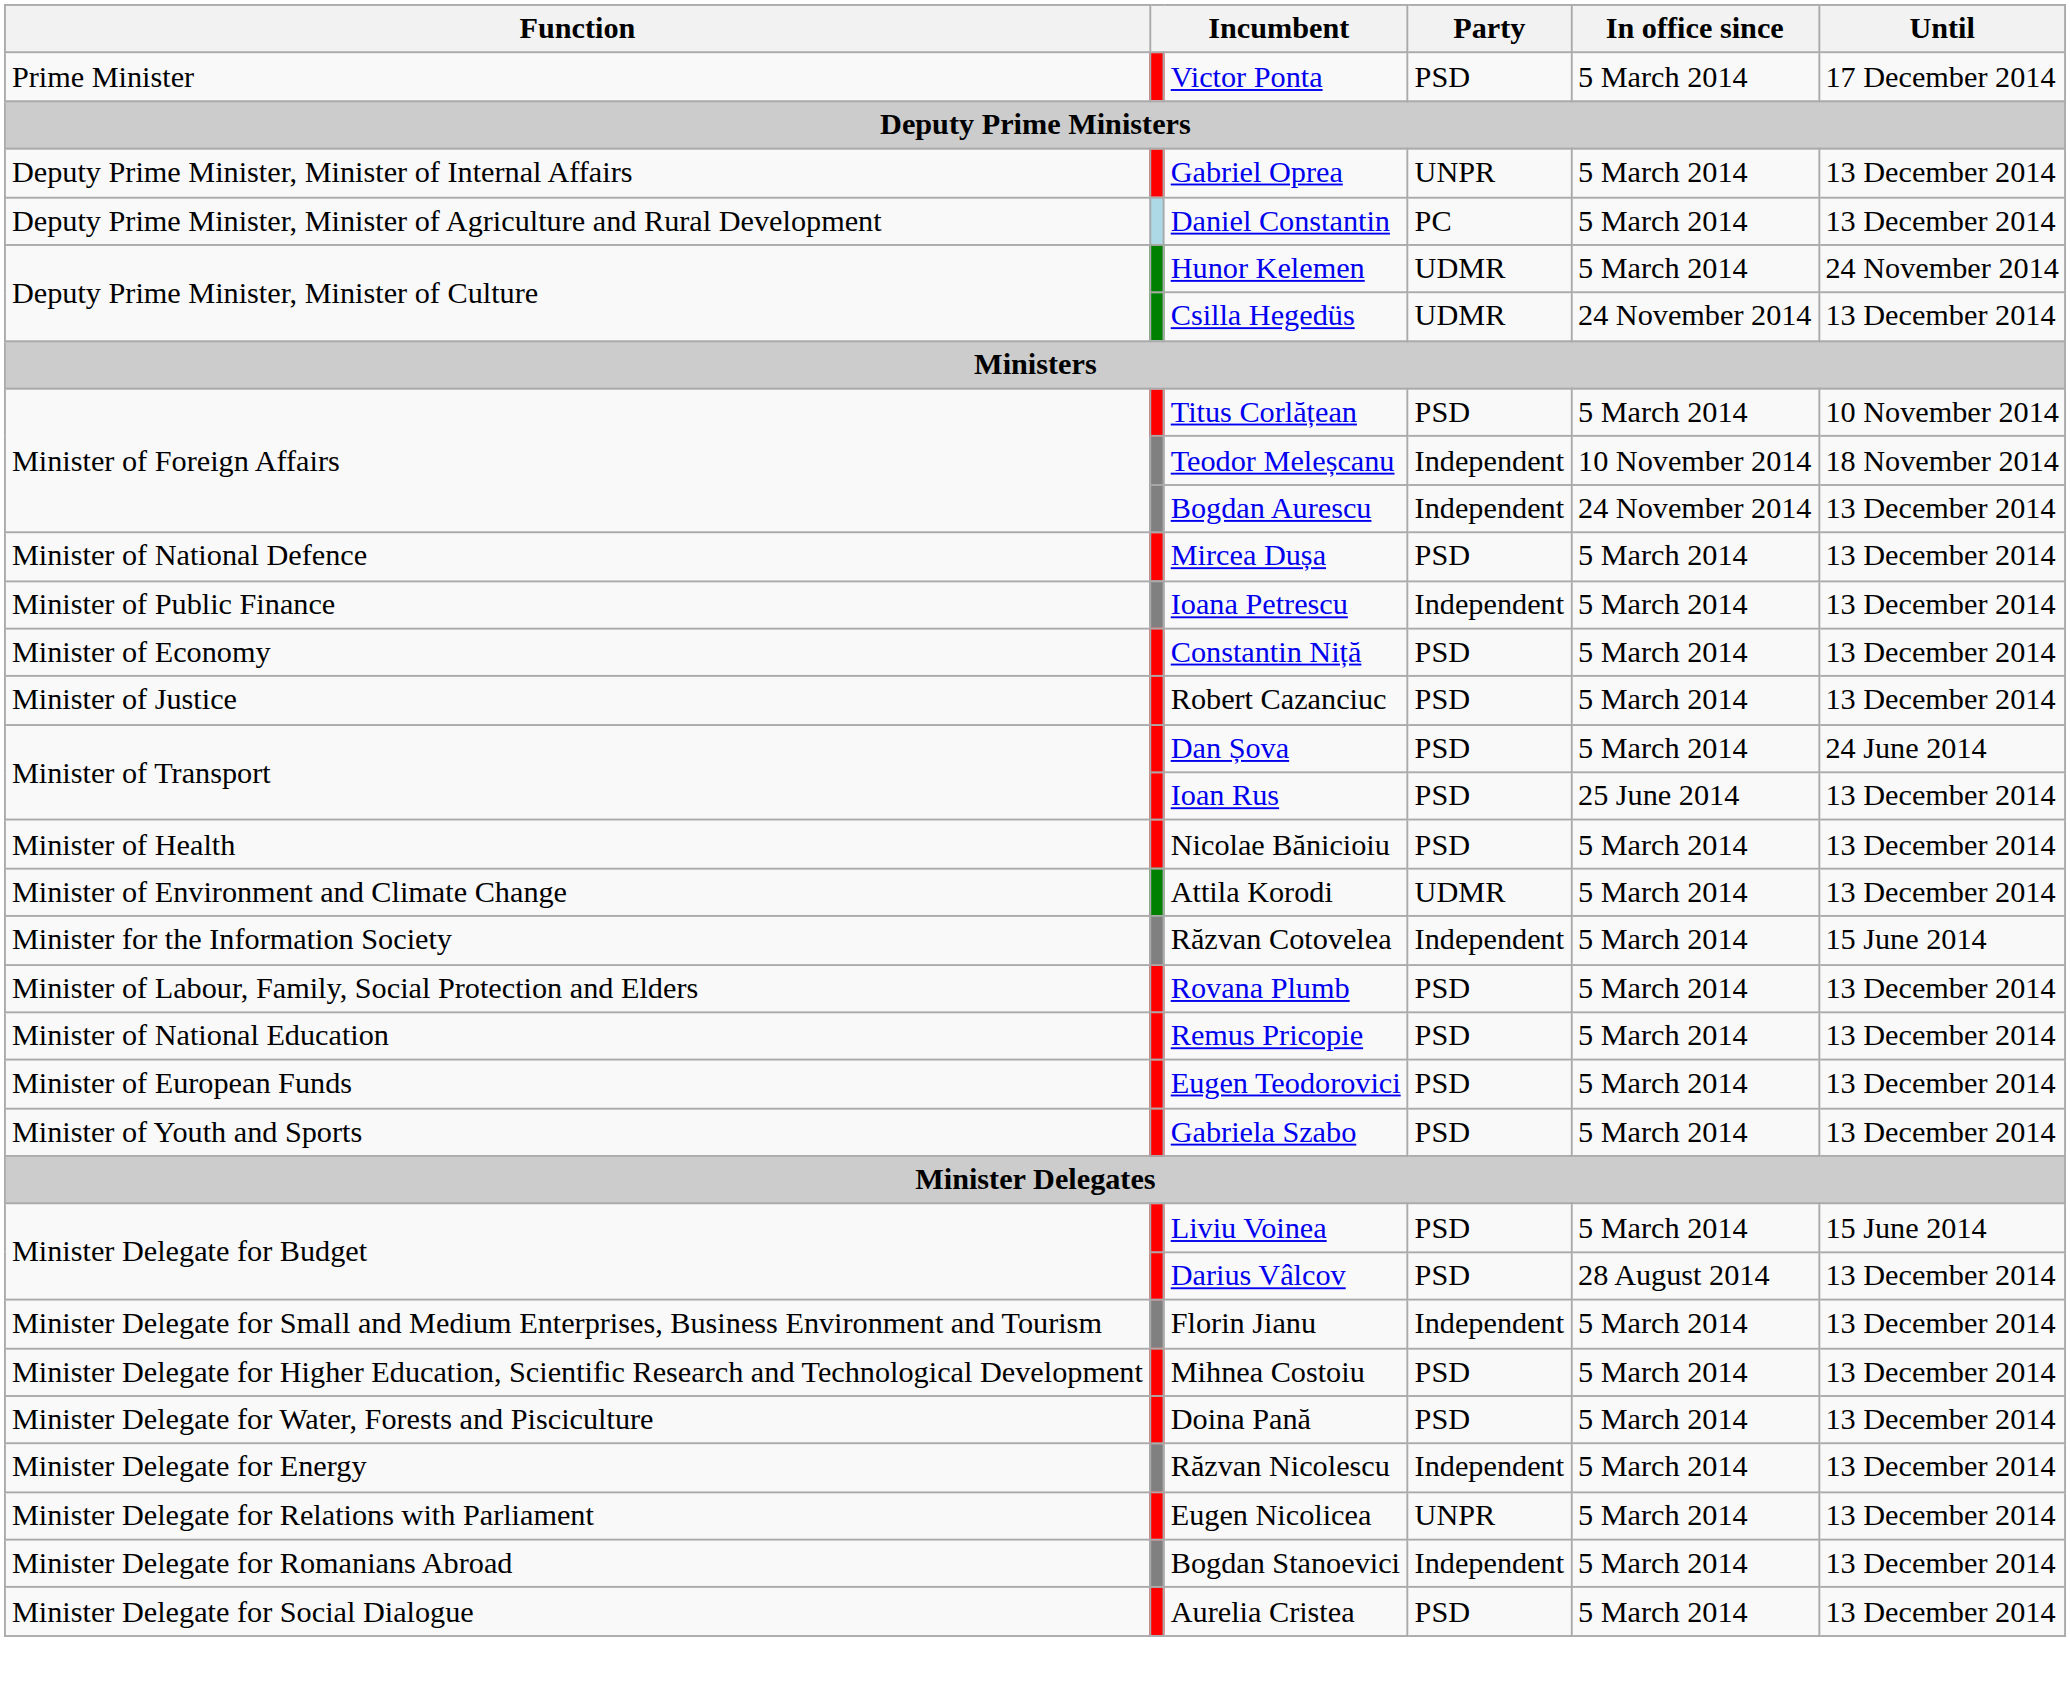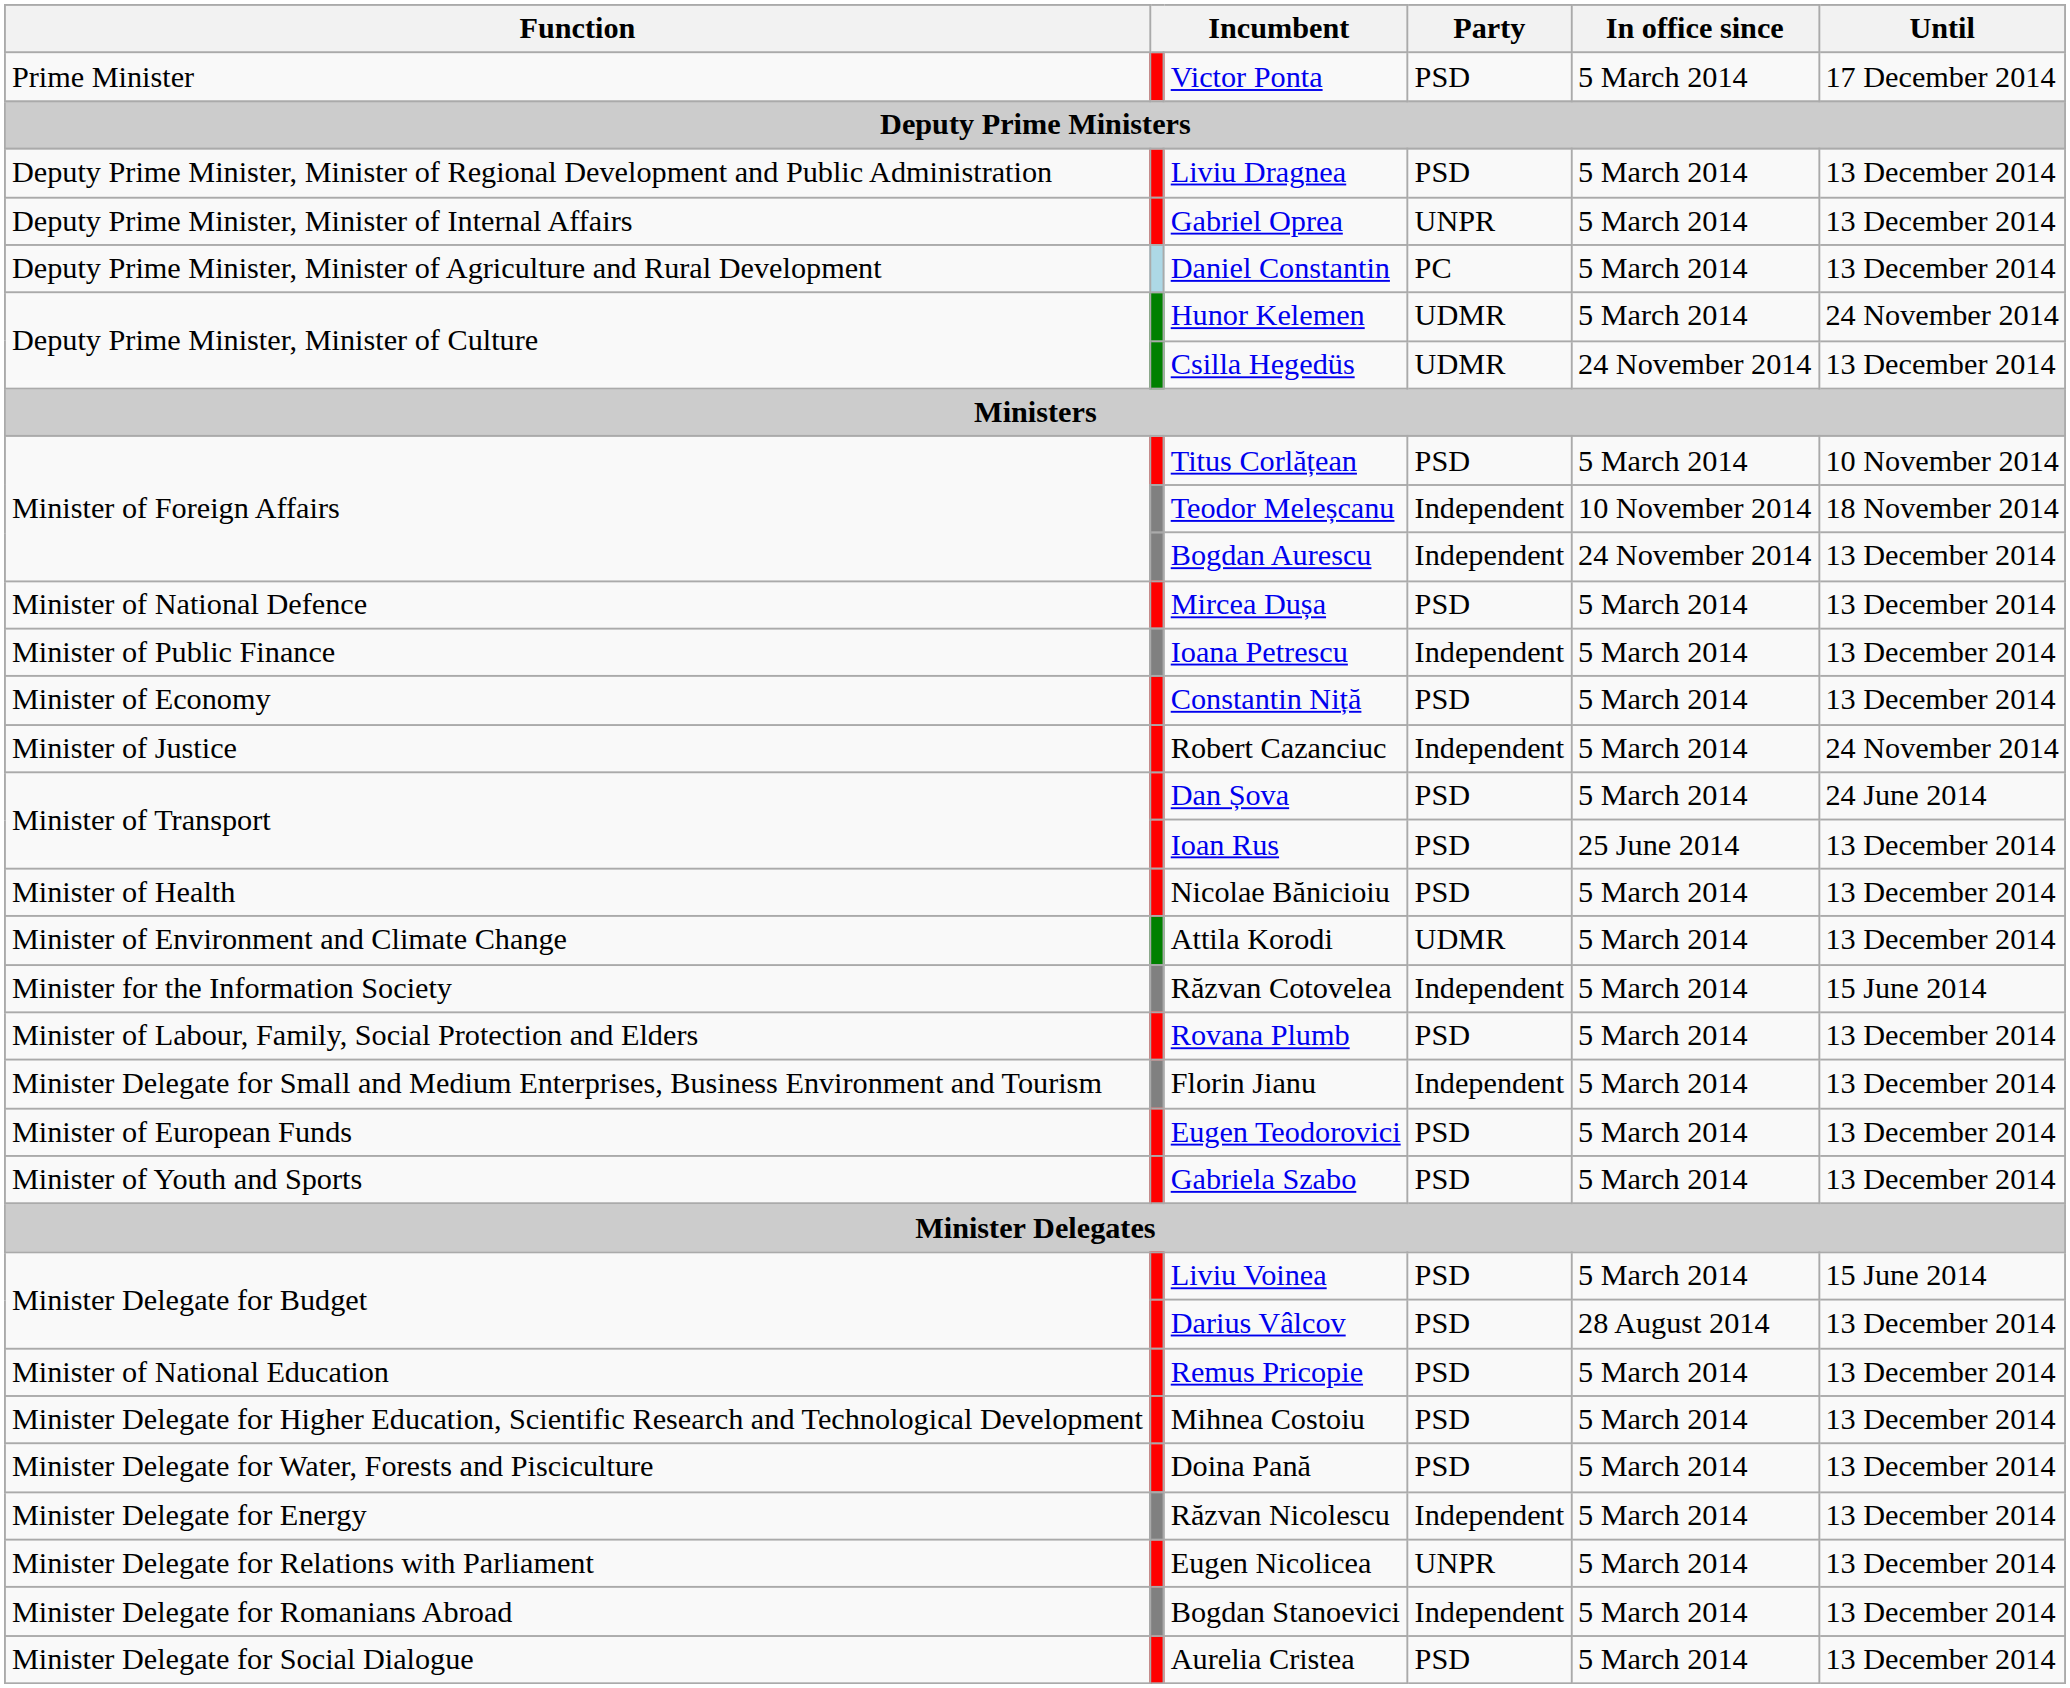+ row: (1258, 172)
(1442, 699) PSD -> (1489, 747) Independent
(1940, 699) 13 December 2014 -> (1942, 747) 24 November 2014
rows swapped: (1267, 1035) <-> (1243, 1323)
